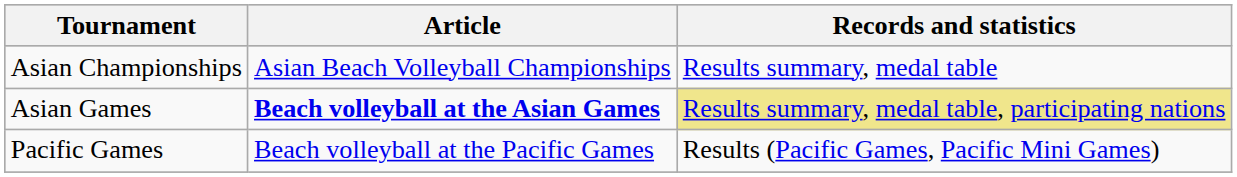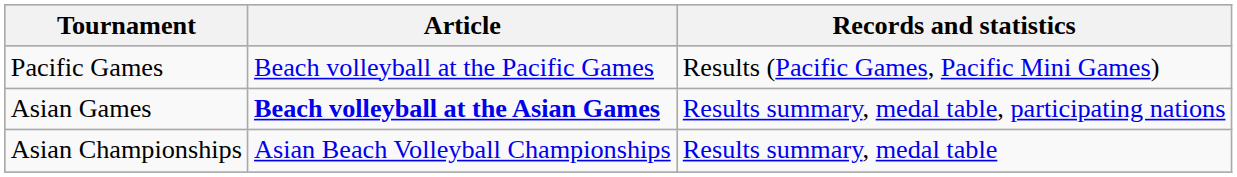rows swapped: (126, 66) <-> (87, 150)
(954, 108) khaki background -> (954, 108) no background
